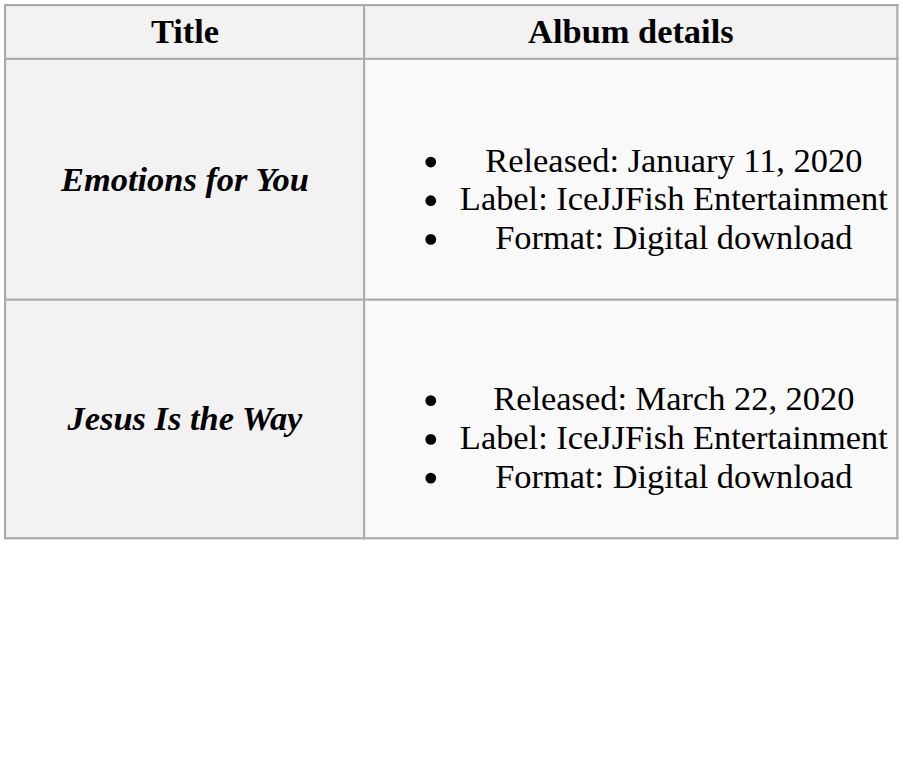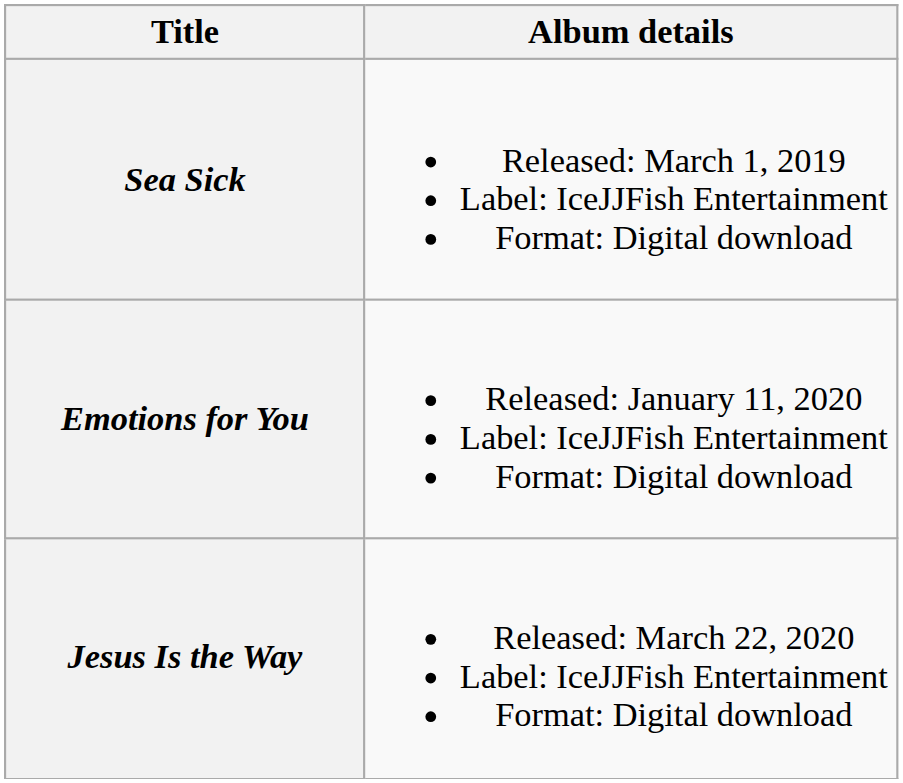+ row: (185, 178)
